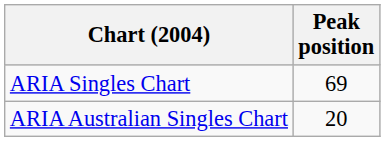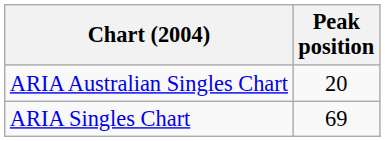rows swapped: (100, 82) <-> (149, 118)
